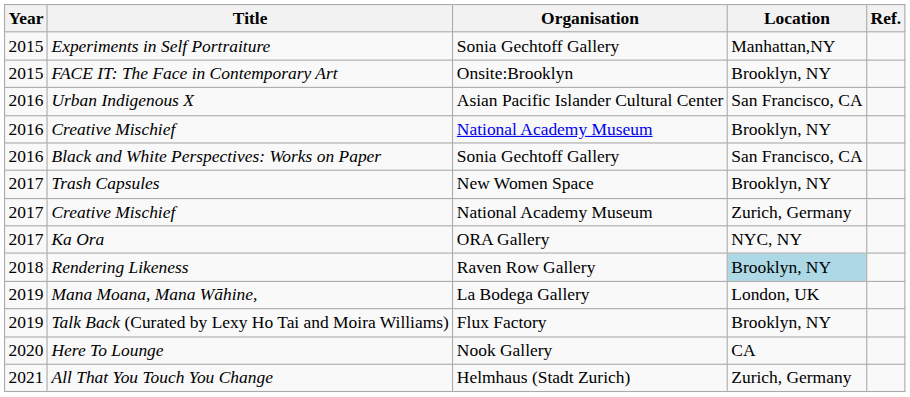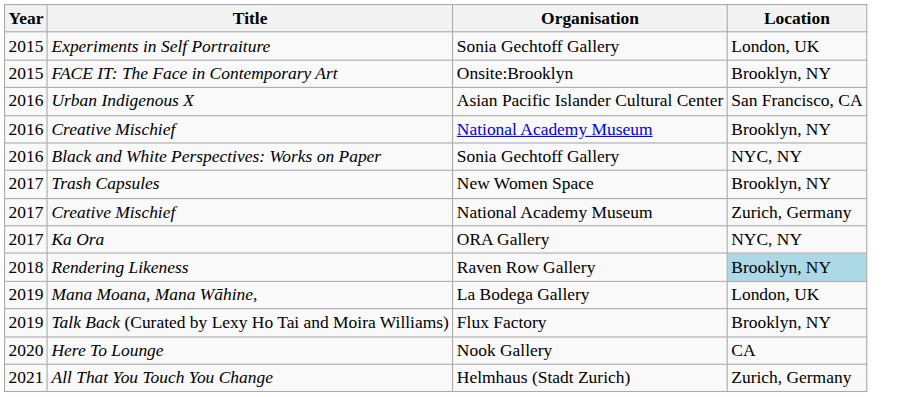- column: (886, 18)
(783, 45) Manhattan,NY -> (775, 45) London, UK
(797, 156) San Francisco, CA -> (767, 156) NYC, NY
